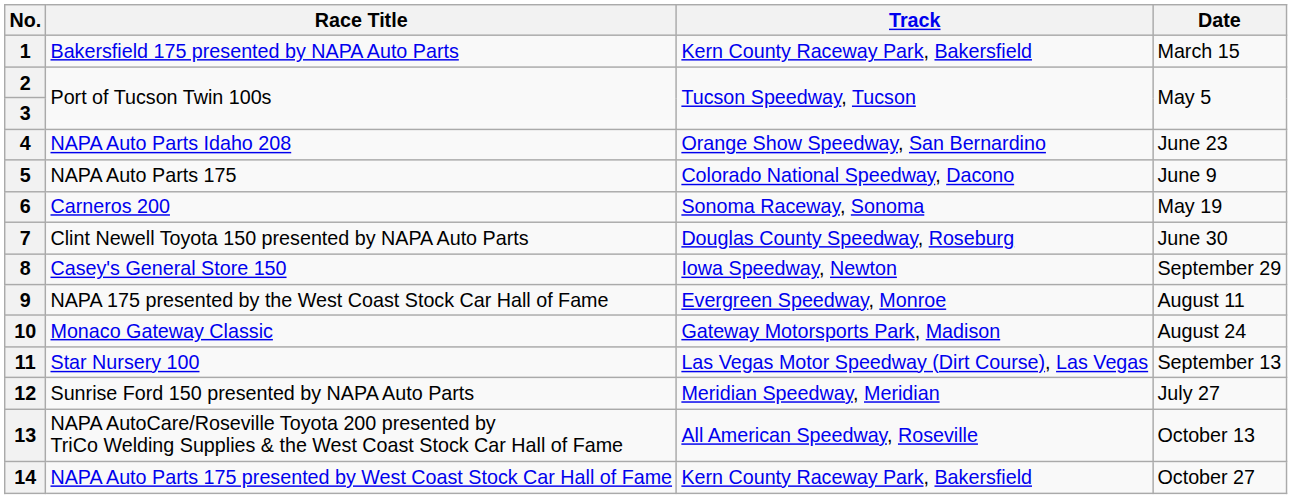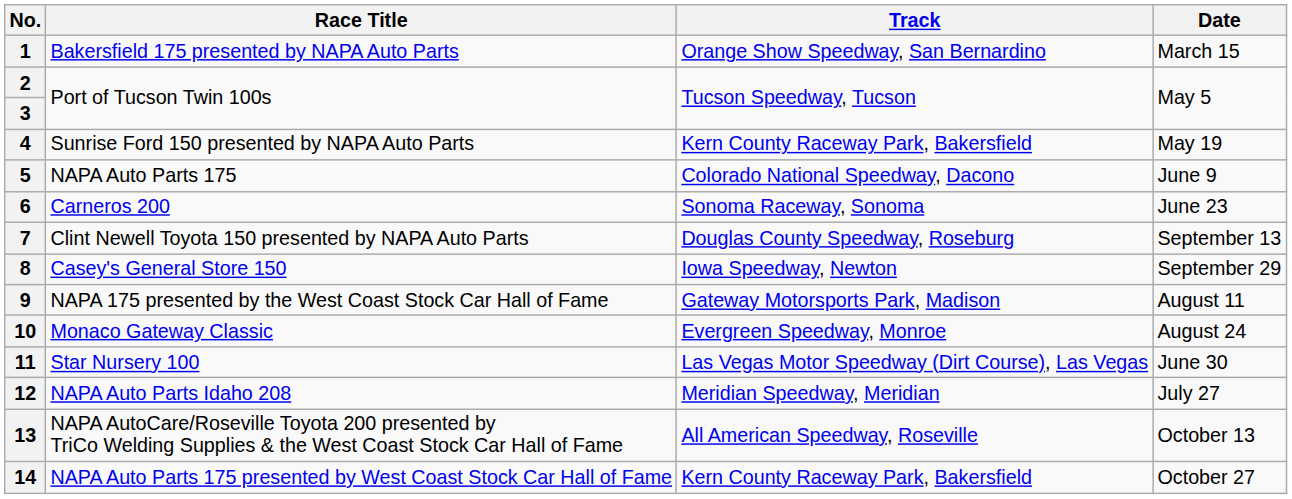(857, 51) Kern County Raceway Park, Bakersfield -> (864, 51) Orange Show Speedway, San Bernardino
(171, 144) NAPA Auto Parts Idaho 208 -> (262, 144) Sunrise Ford 150 presented by NAPA Auto Parts
(864, 144) Orange Show Speedway, San Bernardino -> (857, 144) Kern County Raceway Park, Bakersfield
(1193, 144) June 23 -> (1190, 144) May 19
(1190, 206) May 19 -> (1193, 206) June 23
(1193, 237) June 30 -> (1219, 237) September 13
(814, 300) Evergreen Speedway, Monroe -> (841, 300) Gateway Motorsports Park, Madison
(841, 331) Gateway Motorsports Park, Madison -> (814, 331) Evergreen Speedway, Monroe
(1219, 362) September 13 -> (1193, 362) June 30
(262, 393) Sunrise Ford 150 presented by NAPA Auto Parts -> (171, 393) NAPA Auto Parts Idaho 208
